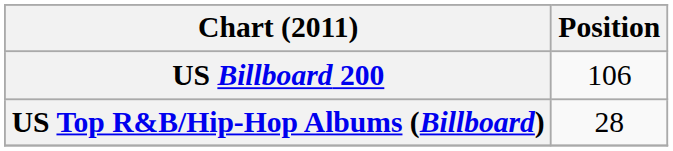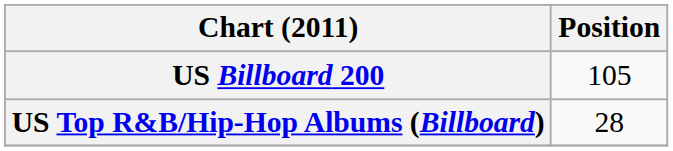(609, 74) 106 -> (609, 74) 105
